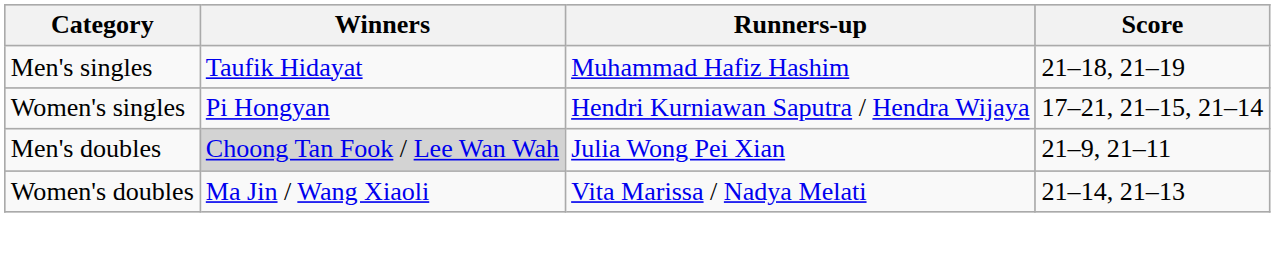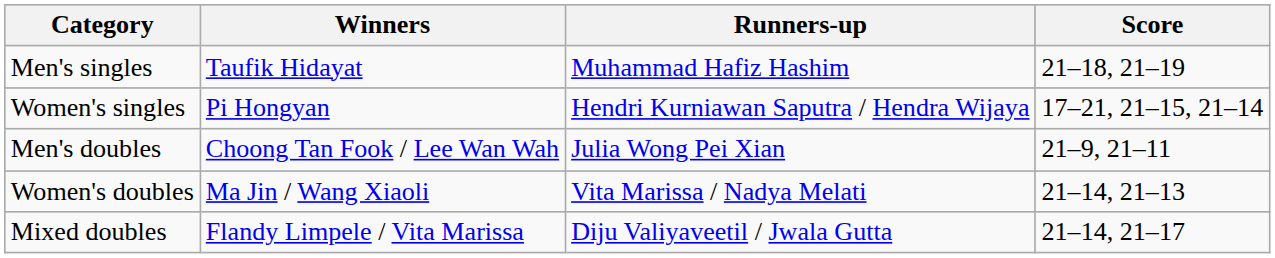(382, 149) lightgrey background -> (382, 149) no background
+ row: (89, 231)
